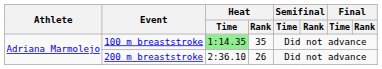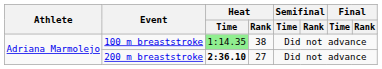(261, 41) 35 -> (261, 41) 38
(227, 57) normal -> (227, 57) bold
(261, 57) 26 -> (261, 57) 27
